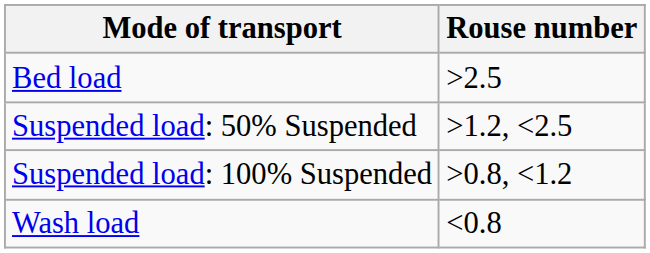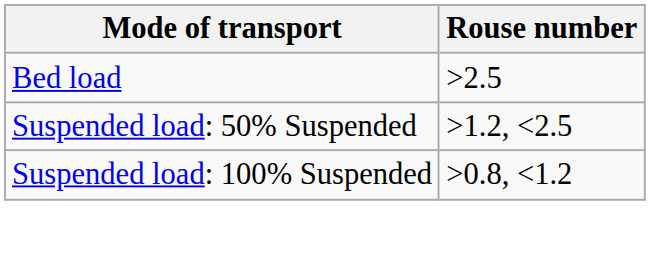- row: (76, 222)
